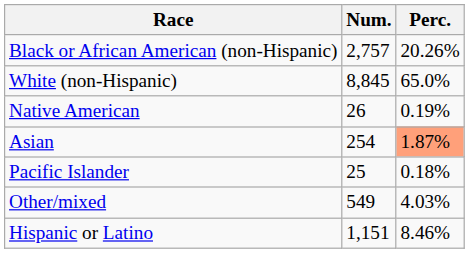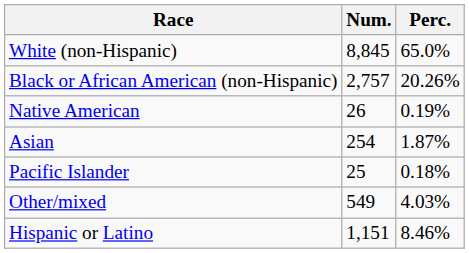rows swapped: (93, 80) <-> (173, 50)
(425, 141) lightsalmon background -> (425, 141) no background
